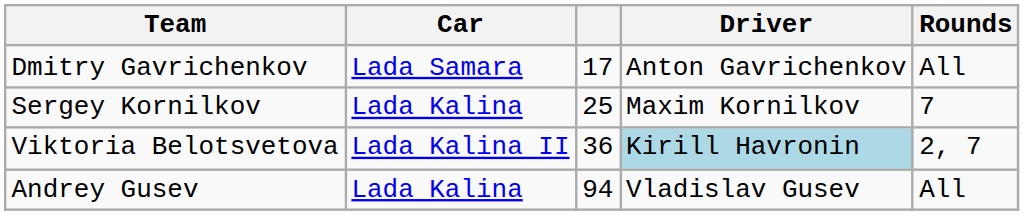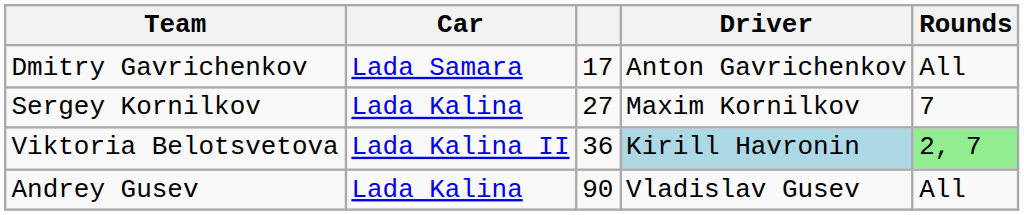(598, 107) 25 -> (598, 107) 27
(950, 148) no background -> (950, 148) lightgreen background
(598, 189) 94 -> (598, 189) 90
